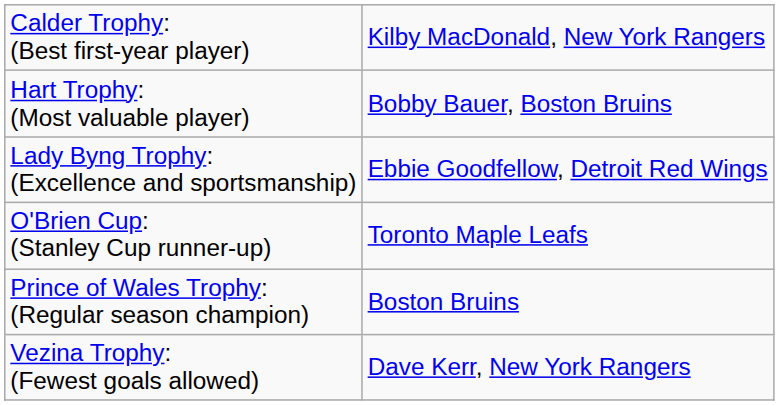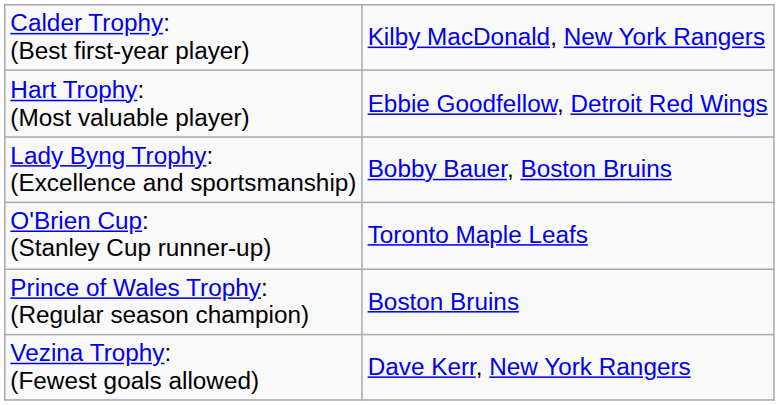(520, 103) Bobby Bauer, Boston Bruins -> (568, 103) Ebbie Goodfellow, Detroit Red Wings
(568, 169) Ebbie Goodfellow, Detroit Red Wings -> (520, 169) Bobby Bauer, Boston Bruins
